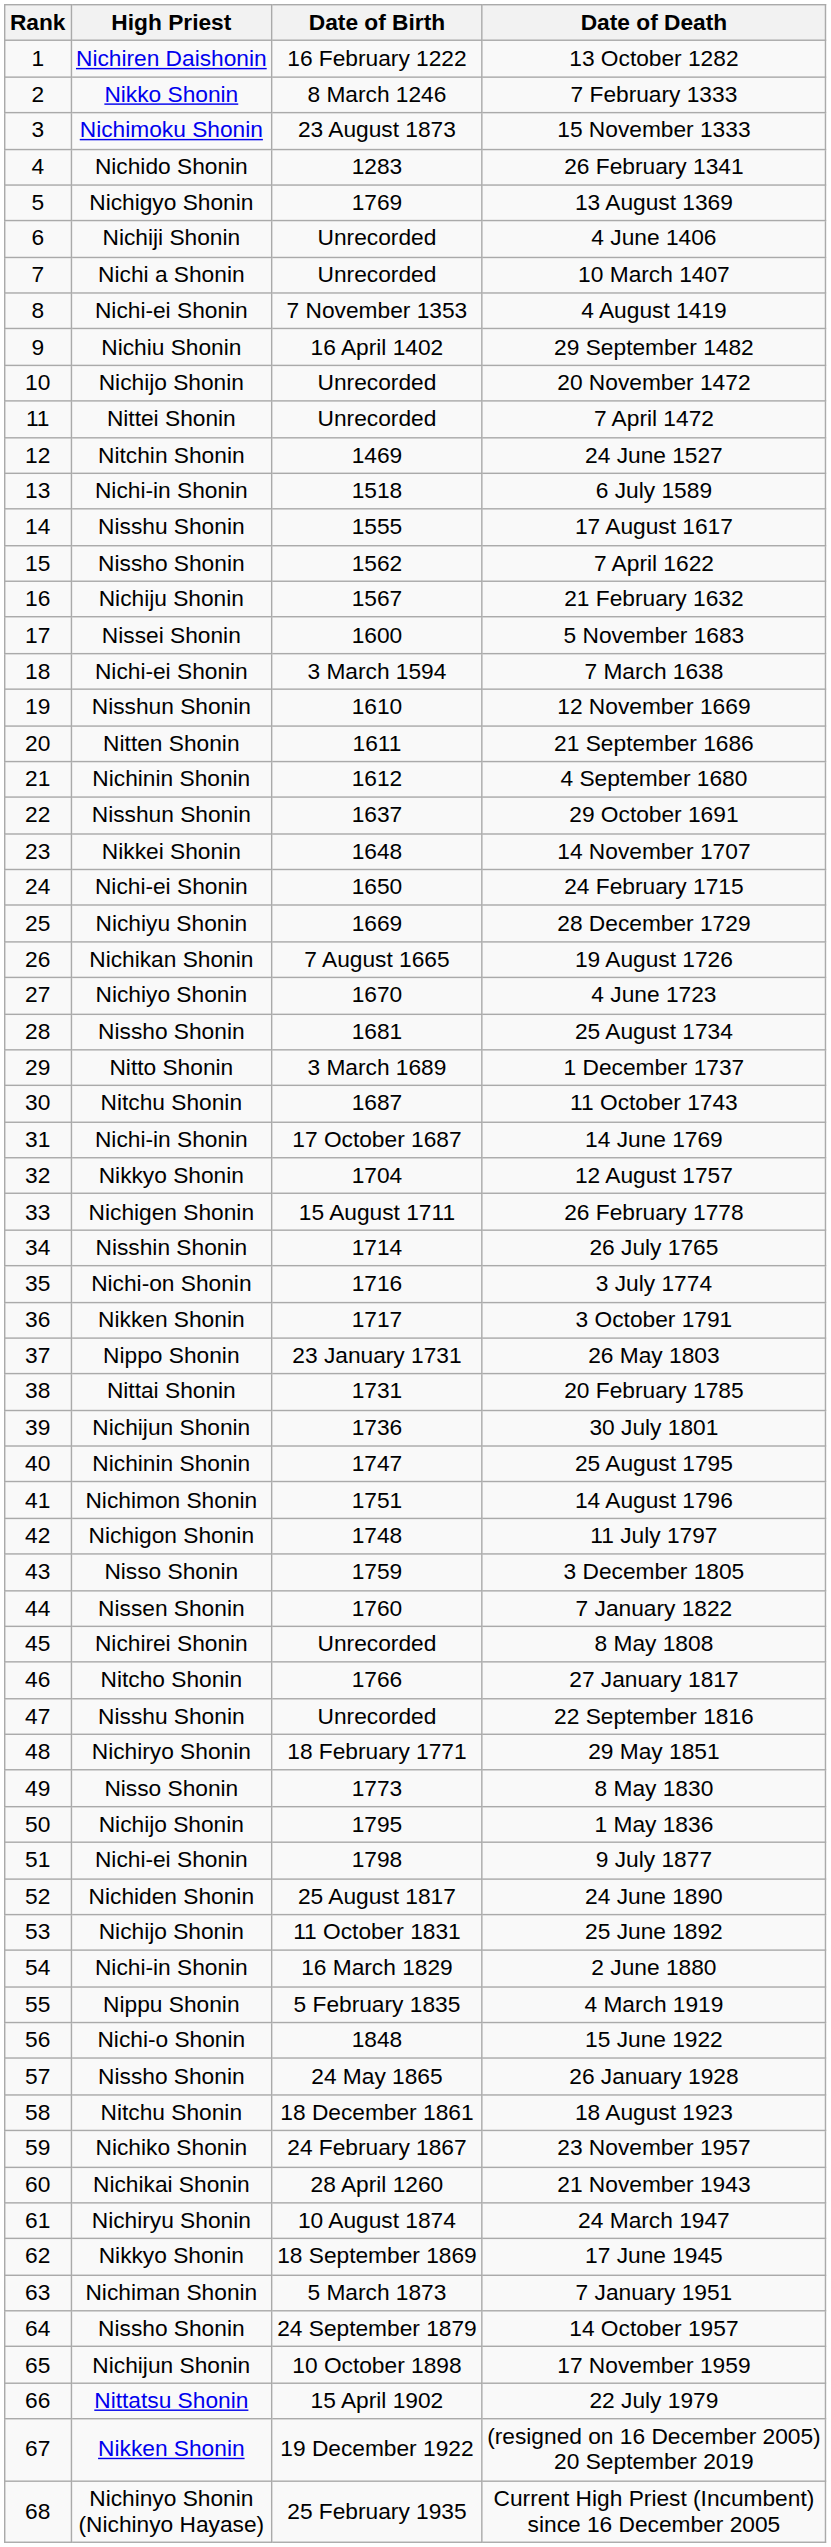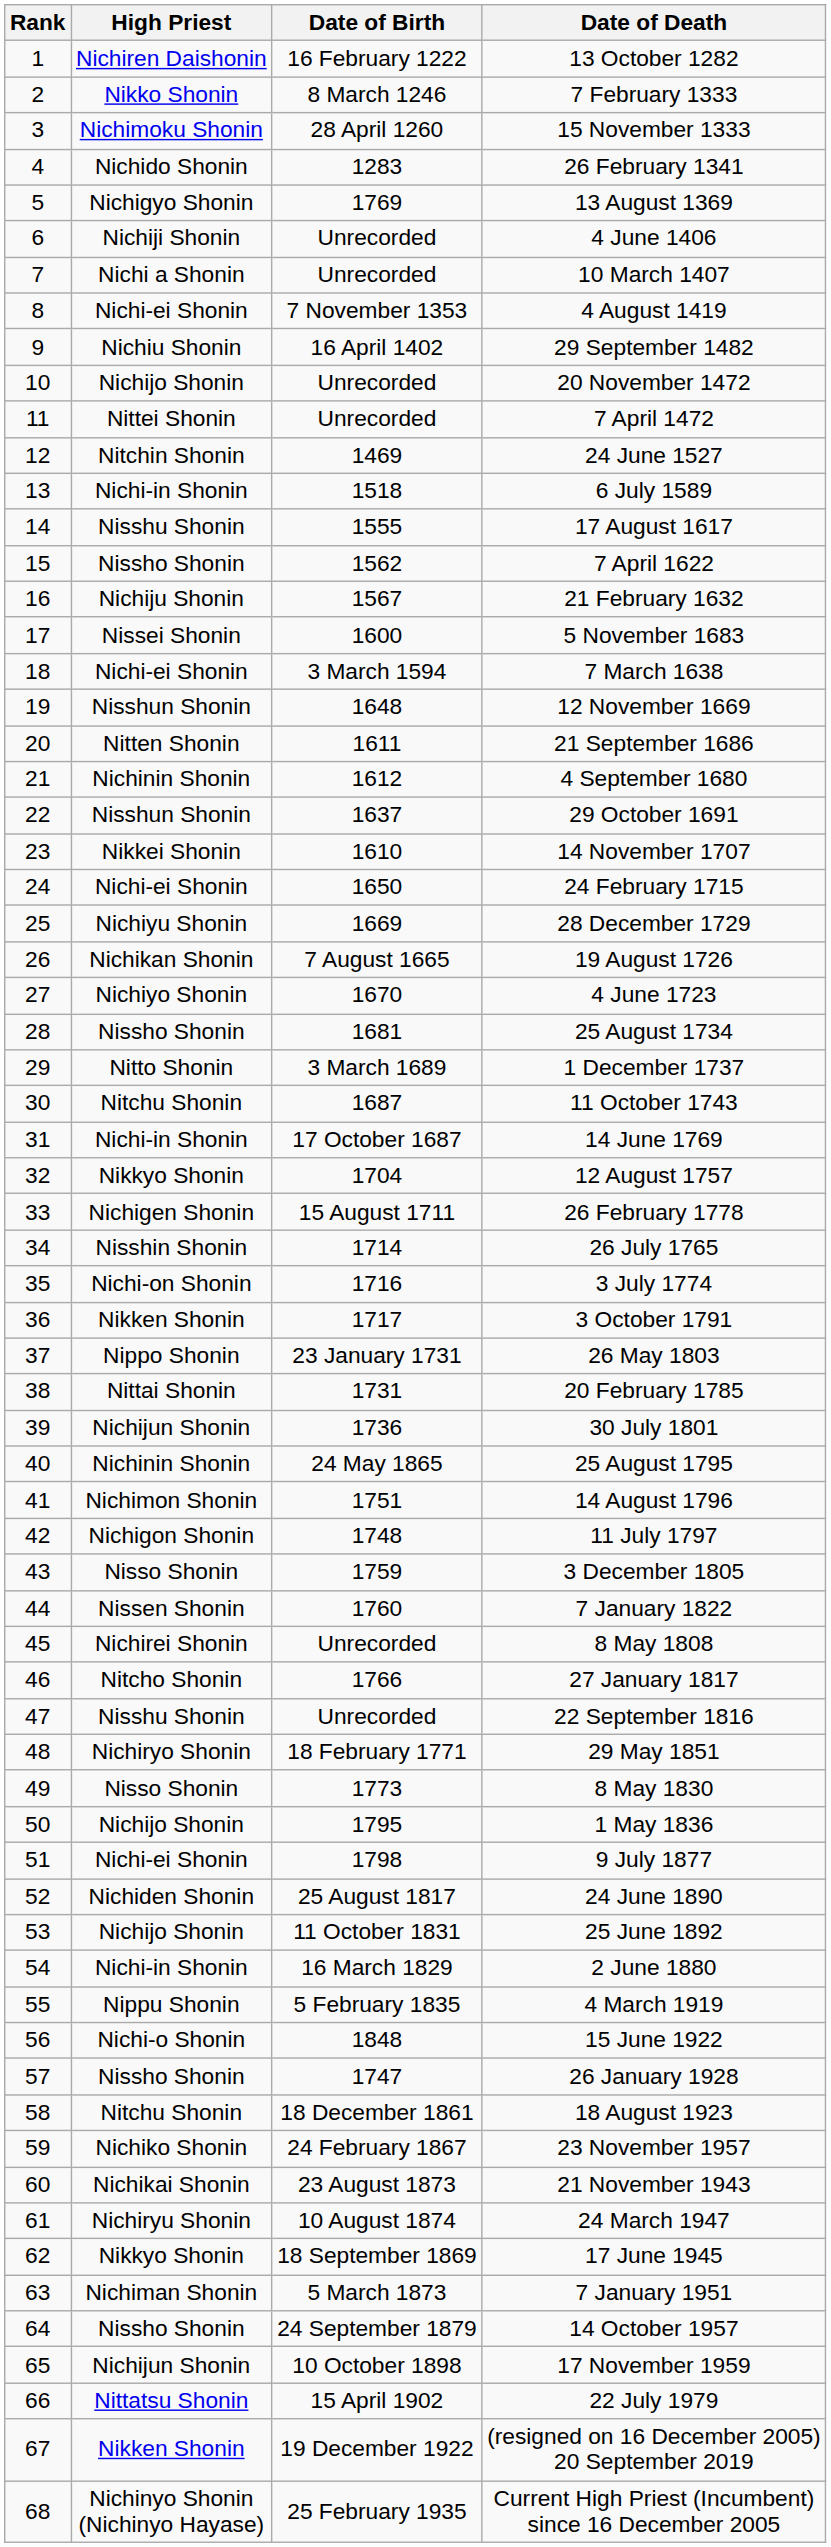(377, 130) 23 August 1873 -> (377, 130) 28 April 1260
(377, 707) 1610 -> (377, 707) 1648
(377, 851) 1648 -> (377, 851) 1610
(377, 1463) 1747 -> (377, 1463) 24 May 1865
(377, 2076) 24 May 1865 -> (377, 2076) 1747
(377, 2184) 28 April 1260 -> (377, 2184) 23 August 1873
